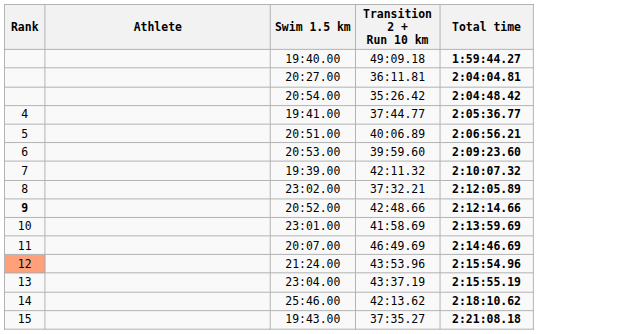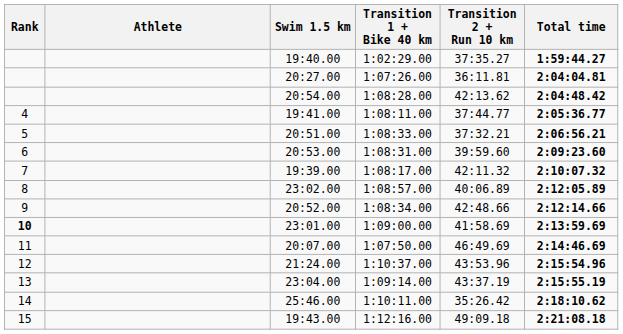+ column: (397, 27)
(397, 59) 49:09.18 -> (482, 59) 37:35.27
(397, 96) 35:26.42 -> (482, 96) 42:13.62
(397, 133) 40:06.89 -> (482, 133) 37:32.21
(397, 189) 37:32.21 -> (482, 189) 40:06.89
(25, 208) bold -> (25, 208) normal
(25, 227) normal -> (25, 227) bold
(25, 264) lightsalmon background -> (25, 264) no background
(397, 301) 42:13.62 -> (482, 301) 35:26.42
(397, 320) 37:35.27 -> (482, 320) 49:09.18
